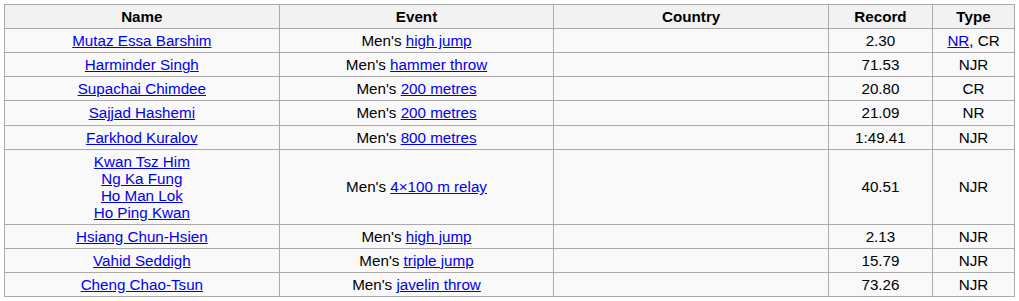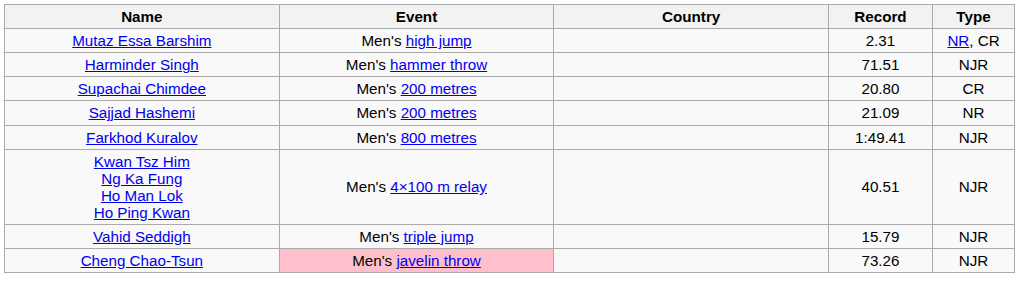(880, 41) 2.30 -> (880, 41) 2.31
(880, 65) 71.53 -> (880, 65) 71.51
- row: (142, 236)
(416, 284) no background -> (416, 260) pink background
